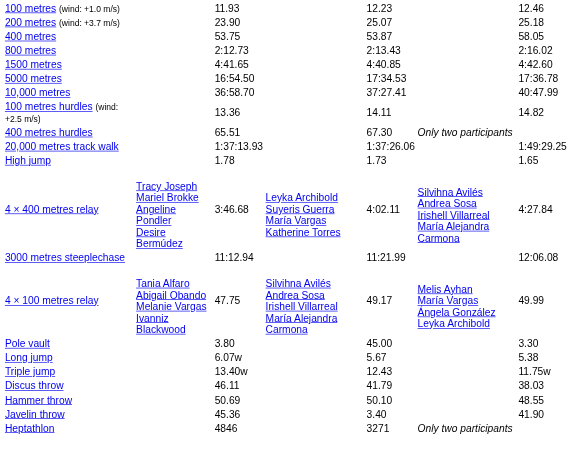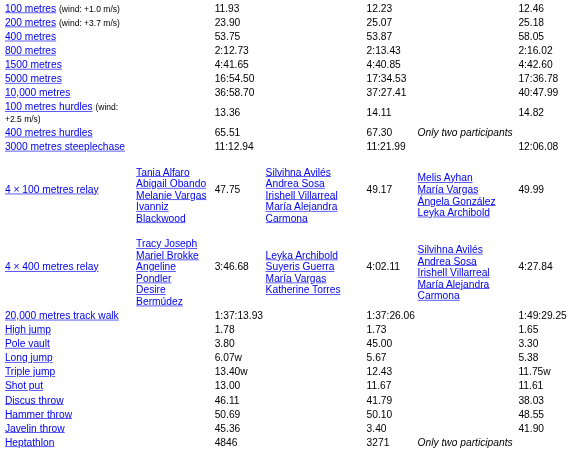rows swapped: (65, 258) <-> (62, 147)
rows swapped: (52, 301) <-> (28, 161)
+ row: (24, 386)
